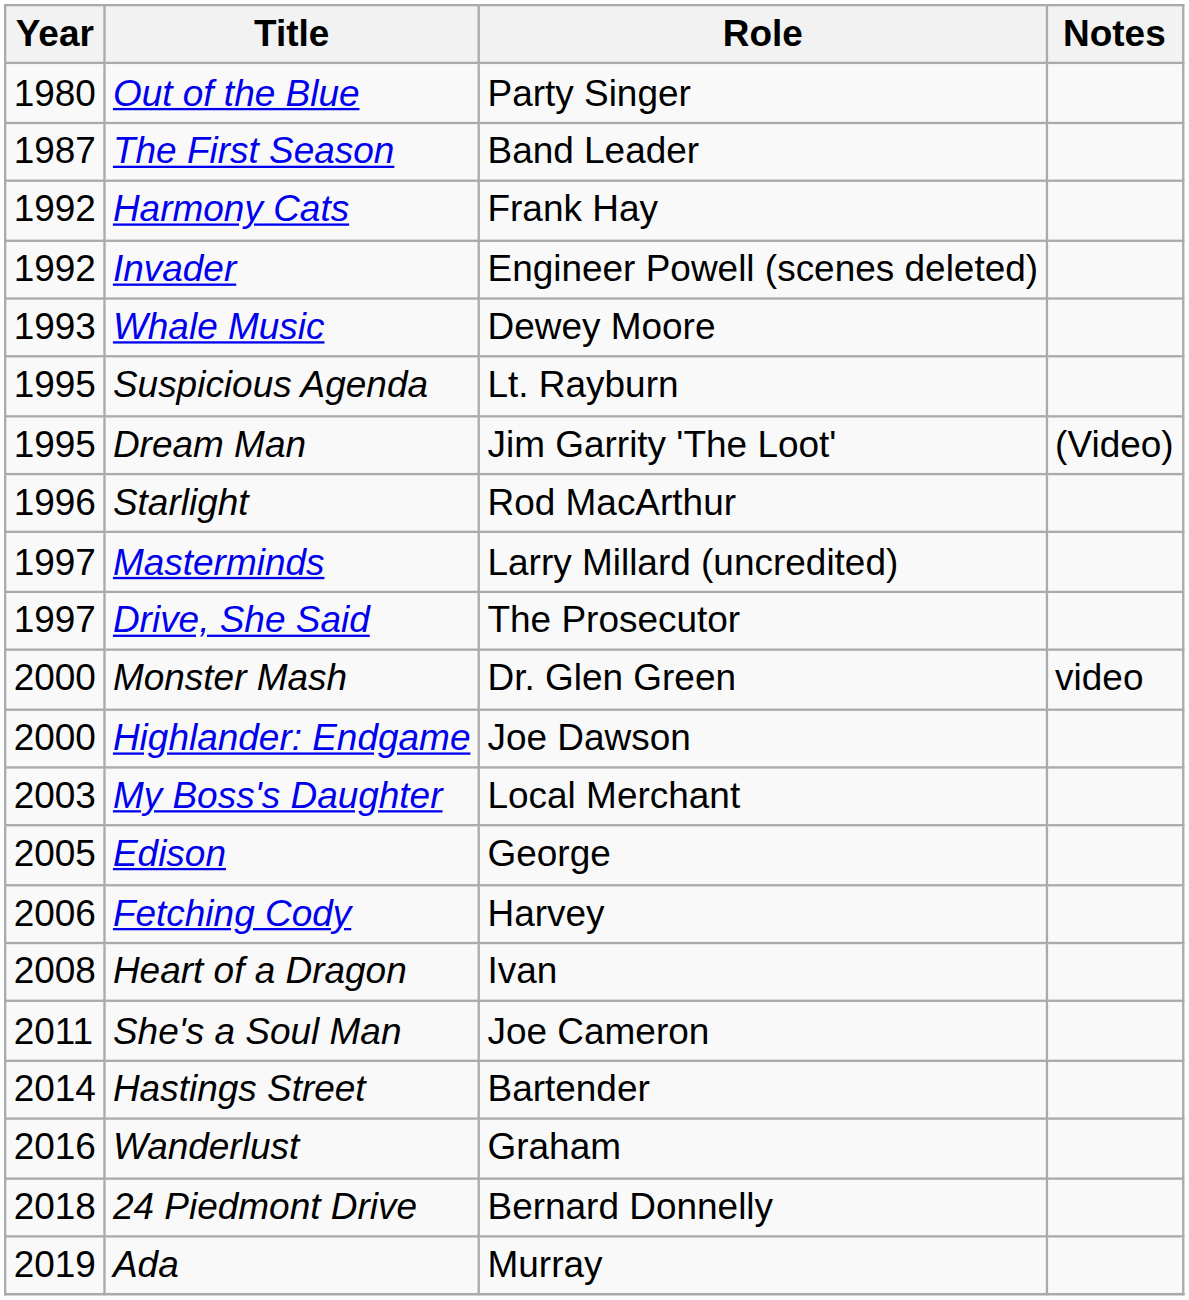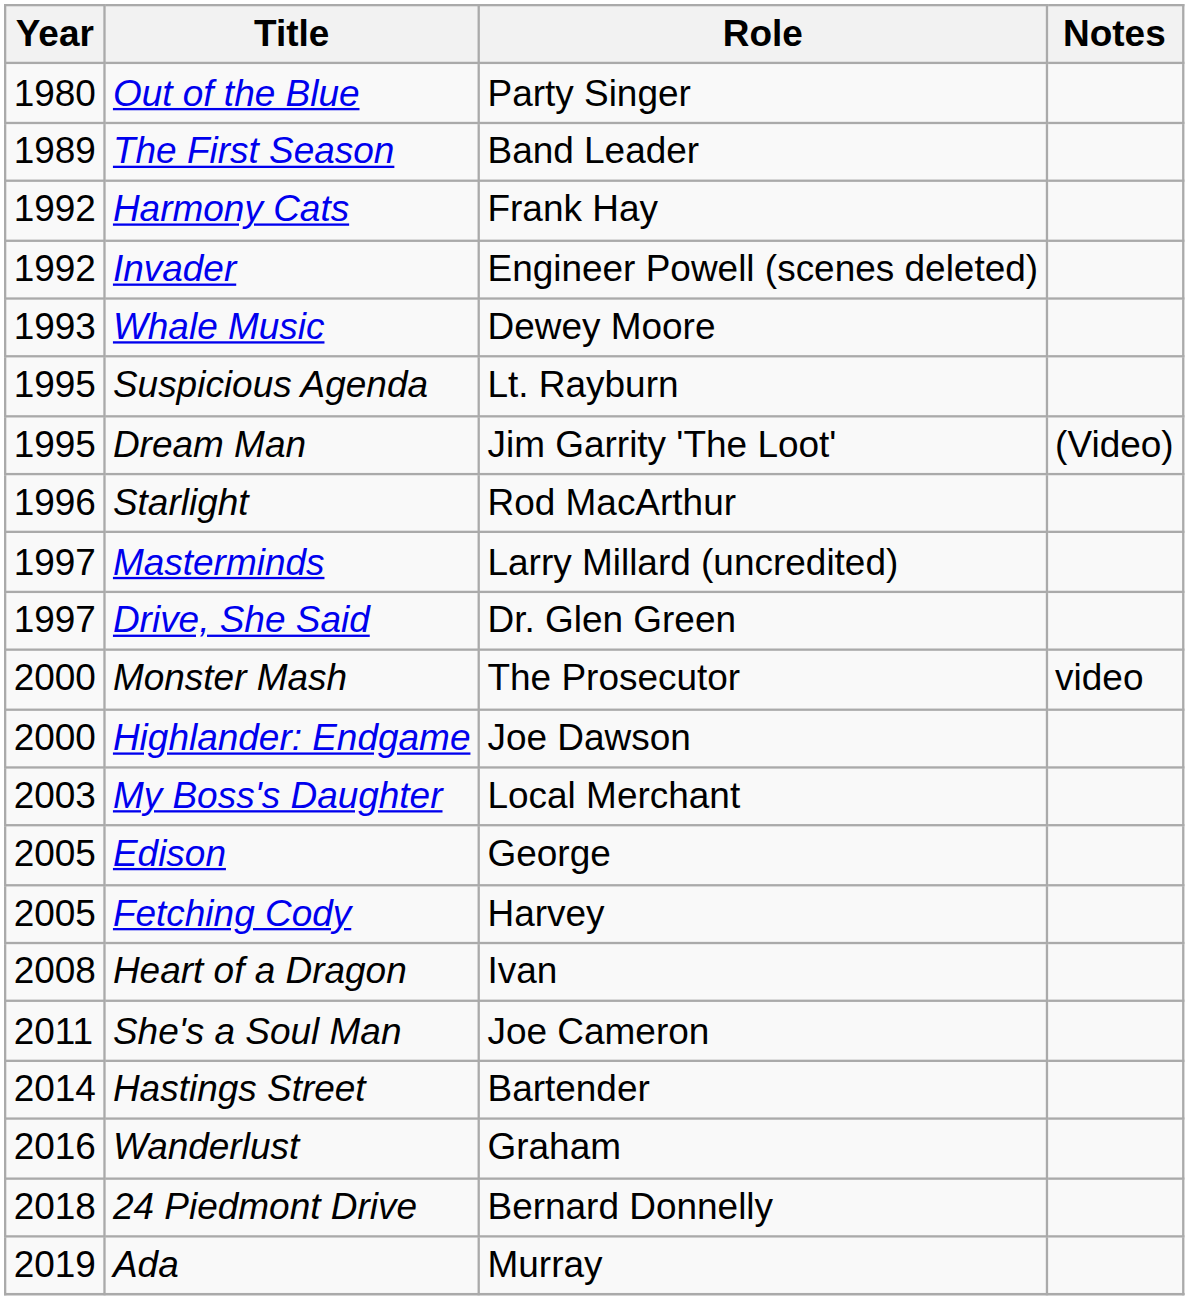(55, 151) 1987 -> (55, 151) 1989
(614, 619) The Prosecutor -> (612, 619) Dr. Glen Green
(612, 678) Dr. Glen Green -> (614, 678) The Prosecutor
(55, 913) 2006 -> (55, 913) 2005
